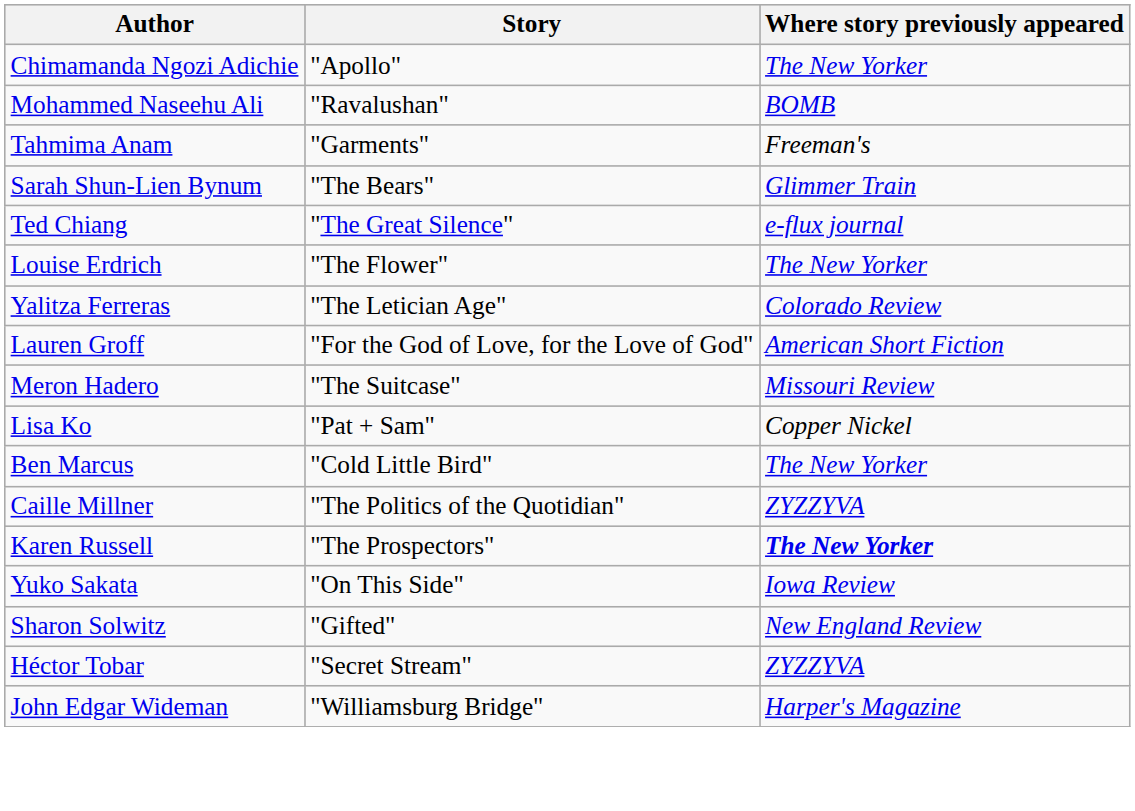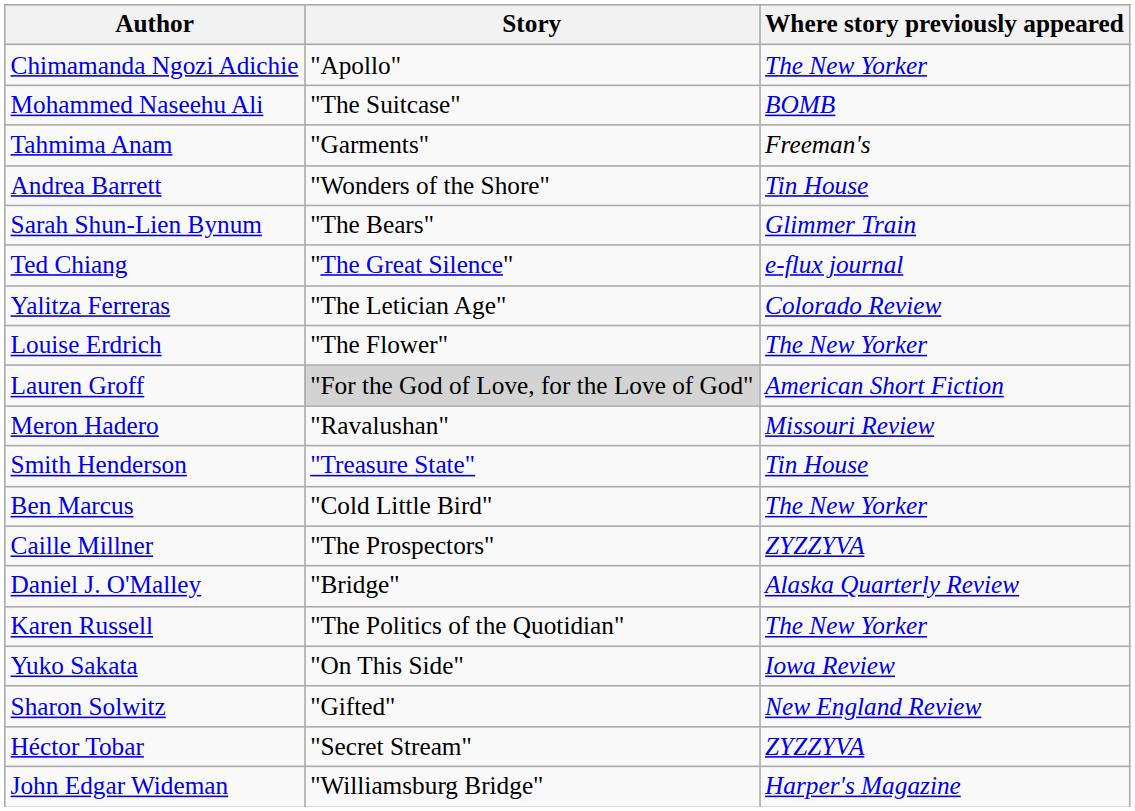(379, 104) "Ravalushan" -> (385, 104) "The Suitcase"
+ row: (86, 184)
rows swapped: (86, 265) <-> (90, 305)
(532, 345) no background -> (532, 385) lightgrey background
(385, 385) "The Suitcase" -> (379, 425) "Ravalushan"
+ row: (99, 465)
- row: (51, 425)
(467, 505) "The Politics of the Quotidian" -> (402, 545) "The Prospectors"
+ row: (106, 585)
(402, 545) "The Prospectors" -> (467, 625) "The Politics of the Quotidian"
(849, 545) bold -> (846, 625) normal
